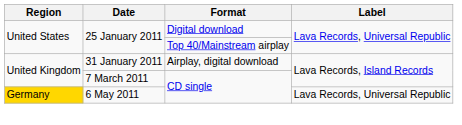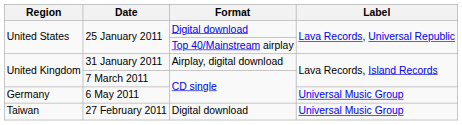(28, 95) gold background -> (28, 95) no background
(372, 95) Lava Records, Universal Republic -> (351, 95) Universal Music Group
+ row: (126, 111)
